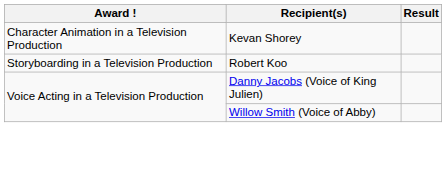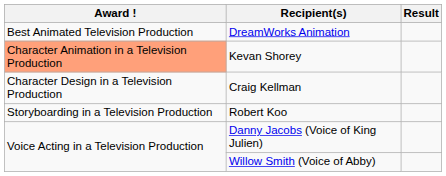+ row: (289, 31)
(97, 38) no background -> (97, 56) lightsalmon background
+ row: (265, 87)
